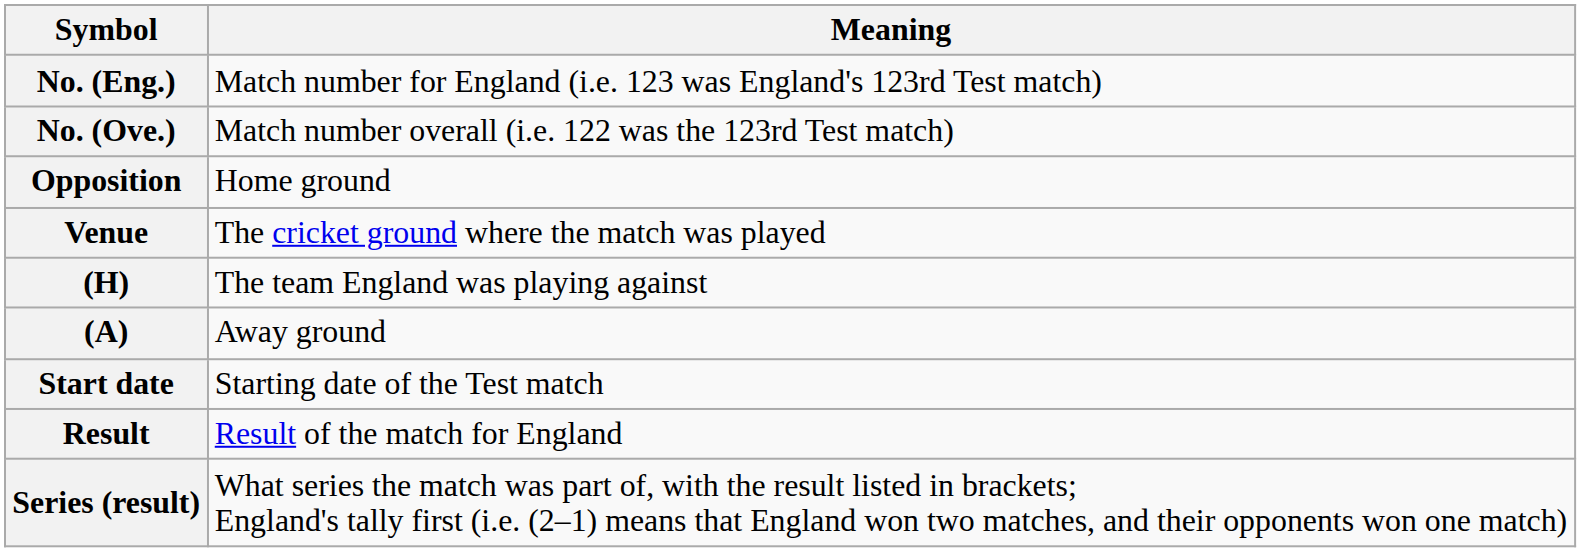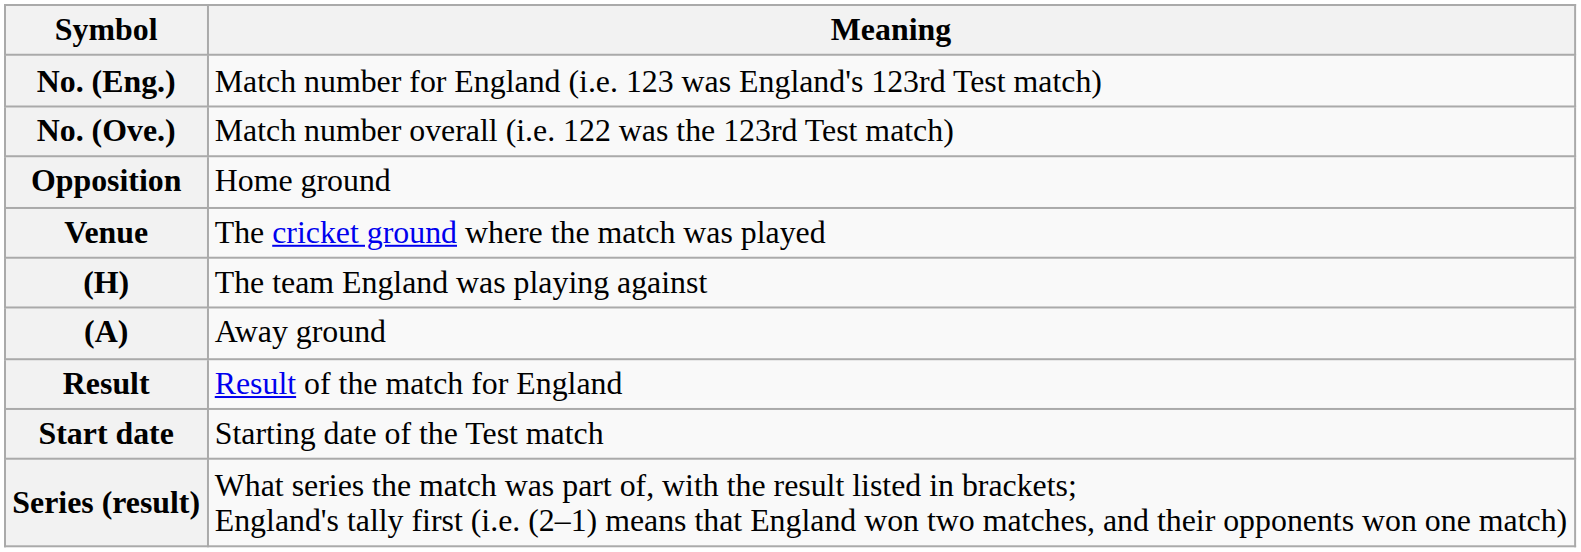rows swapped: (106, 383) <-> (106, 433)
